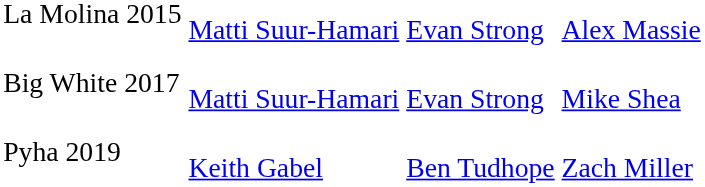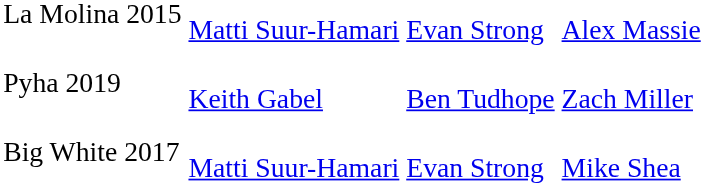rows swapped: (91, 83) <-> (62, 152)
